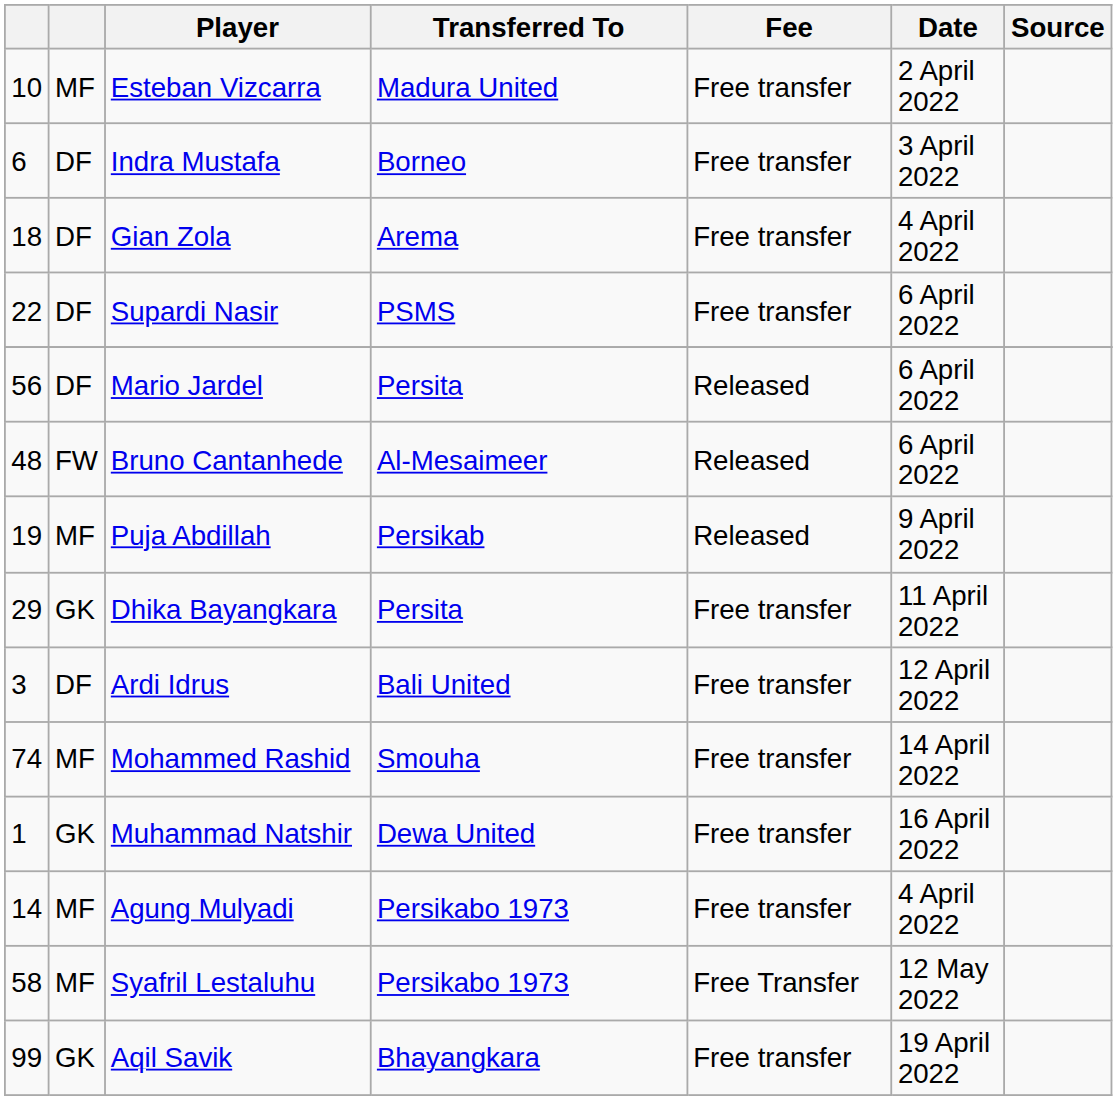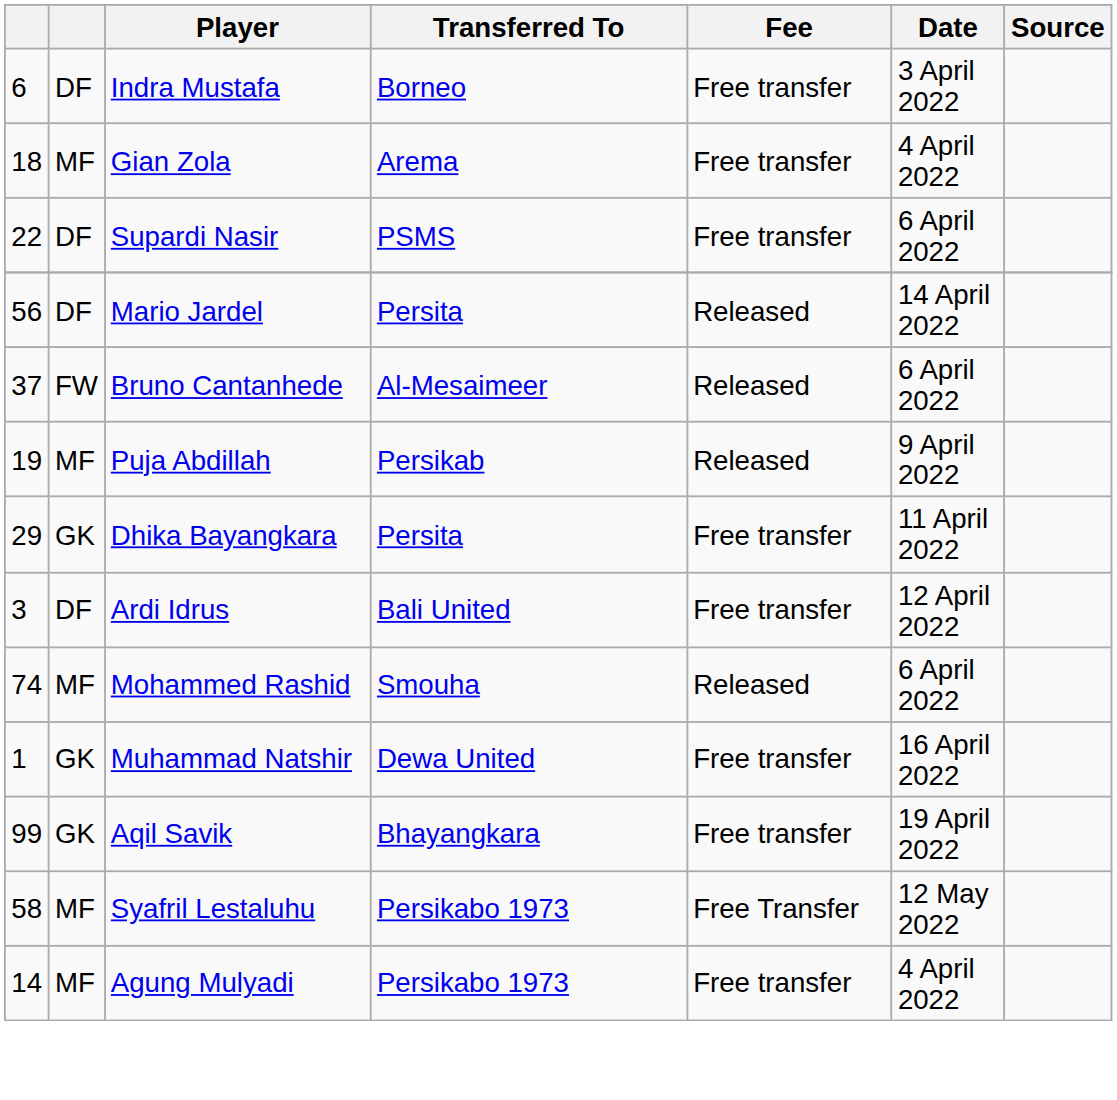- row: (216, 86)
(73, 236) DF -> (75, 161) MF
(936, 385) 6 April 2022 -> (944, 310) 14 April 2022
(27, 460) 48 -> (27, 385) 37
(772, 759) Free transfer -> (752, 684) Released
(944, 759) 14 April 2022 -> (936, 684) 6 April 2022
rows swapped: (171, 1058) <-> (202, 908)
